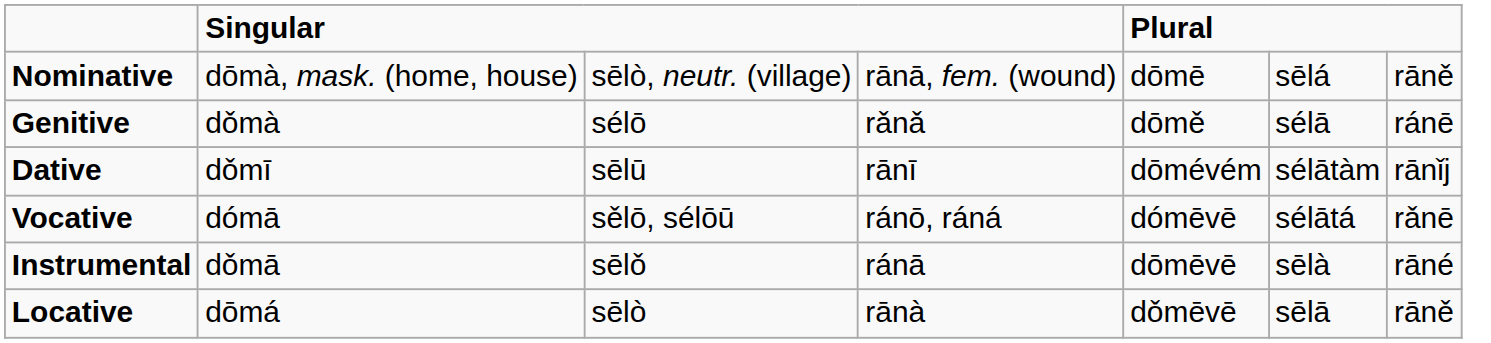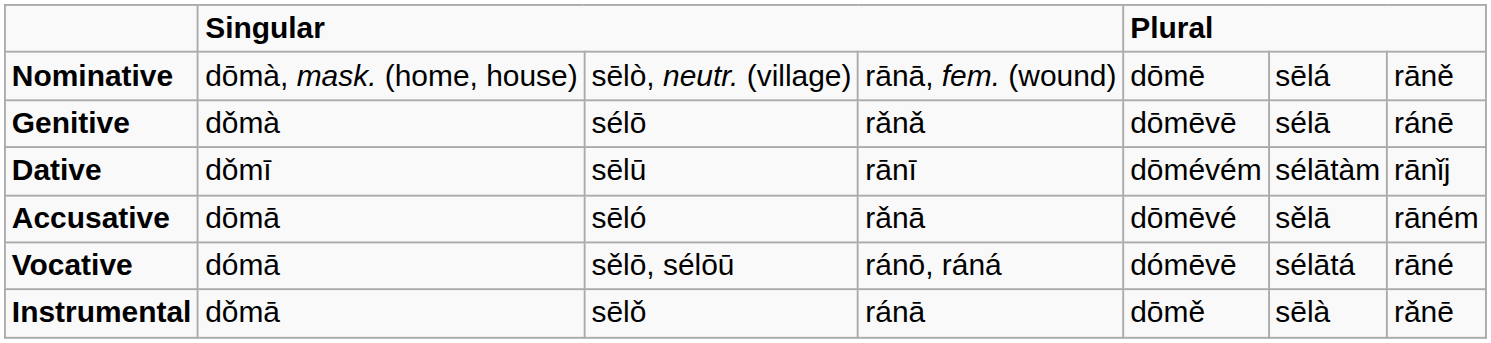(1168, 123) dōmě -> (1183, 123) dōmēvē
+ row: (91, 218)
(1424, 218) rǎnē -> (1424, 265) rāné
(1183, 265) dōmēvē -> (1168, 312) dōmě
(1424, 265) rāné -> (1424, 312) rǎnē
- row: (73, 312)
